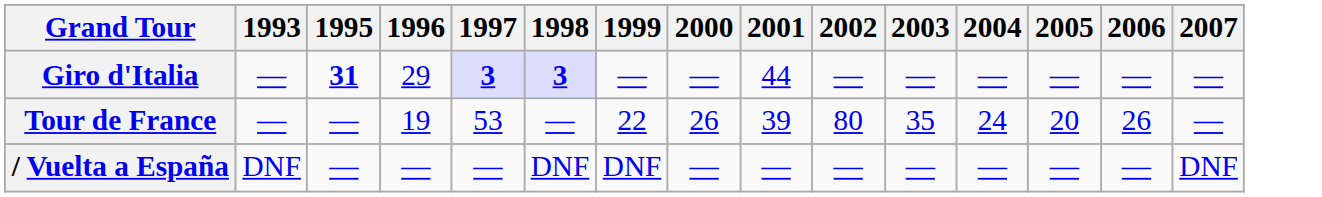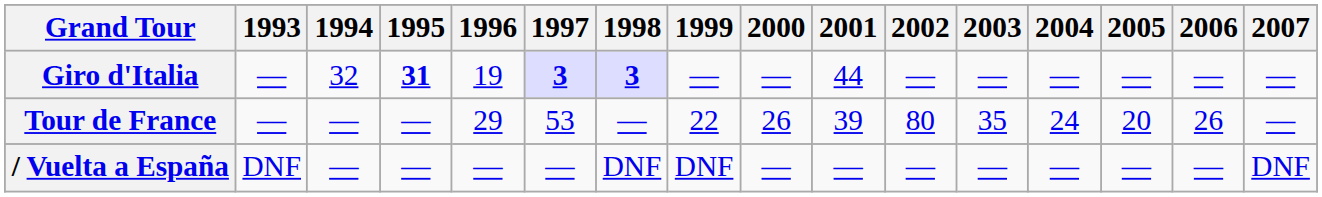+ column: (344, 27)
(416, 74) 29 -> (488, 74) 19
(416, 120) 19 -> (488, 120) 29
